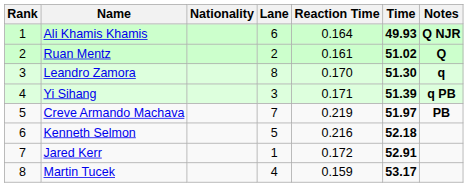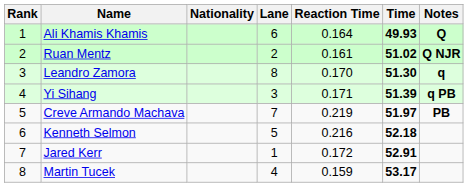(441, 34) Q NJR -> (441, 34) Q
(441, 53) Q -> (441, 53) Q NJR
